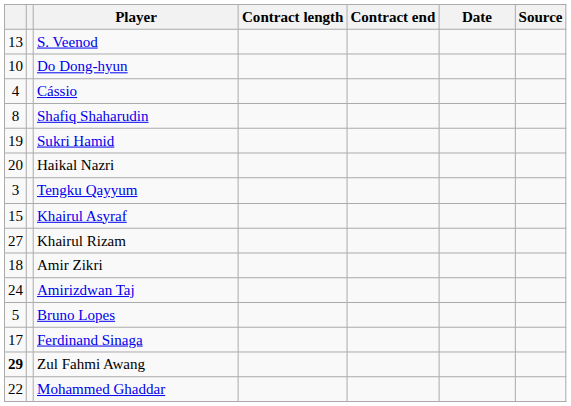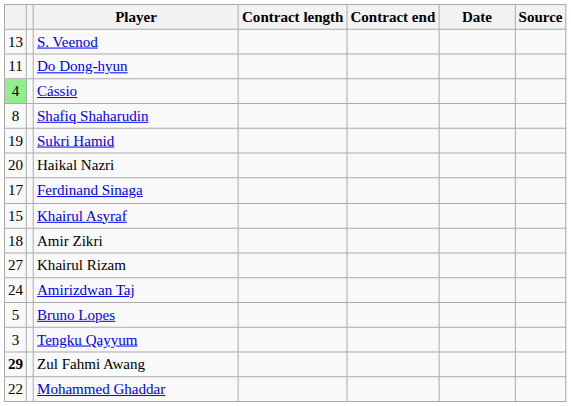(16, 66) 10 -> (16, 66) 11
(16, 91) no background -> (16, 91) lightgreen background
rows swapped: (87, 190) <-> (90, 339)
rows swapped: (81, 240) <-> (70, 265)
